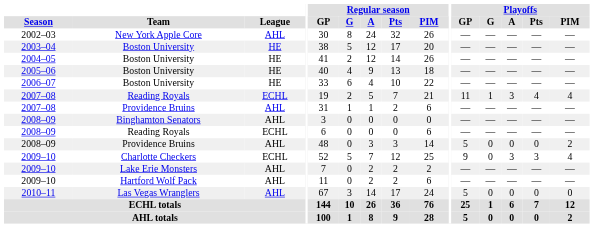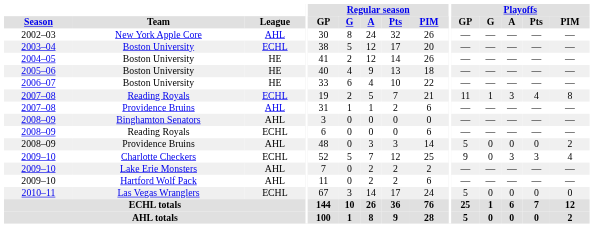(275, 46) HE -> (275, 46) ECHL
(570, 95) 4 -> (570, 95) 8
(275, 193) AHL -> (275, 193) ECHL
